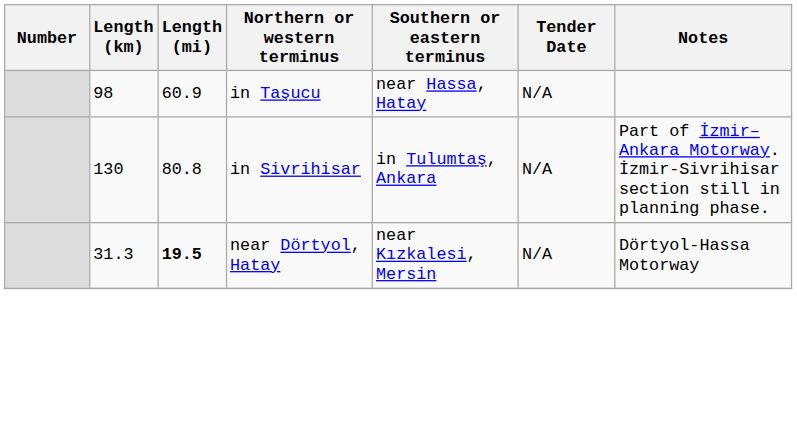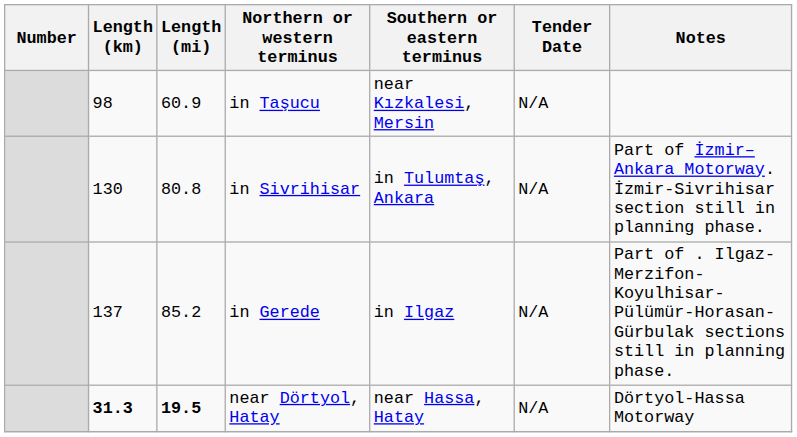(431, 94) near Hassa, Hatay -> (424, 104) near Kızkalesi, Mersin
+ row: (275, 313)
(113, 255) normal -> (113, 408) bold
(426, 255) near Kızkalesi, Mersin -> (429, 408) near Hassa, Hatay
